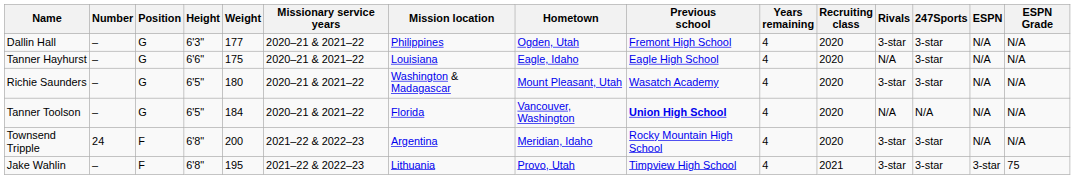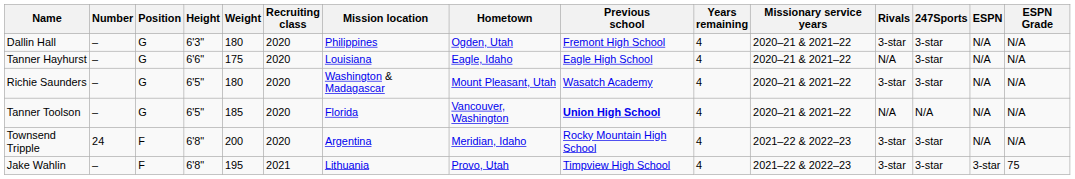columns swapped: (326, 19) <-> (846, 19)
(234, 42) 177 -> (234, 42) 180
(234, 112) 184 -> (234, 112) 185
